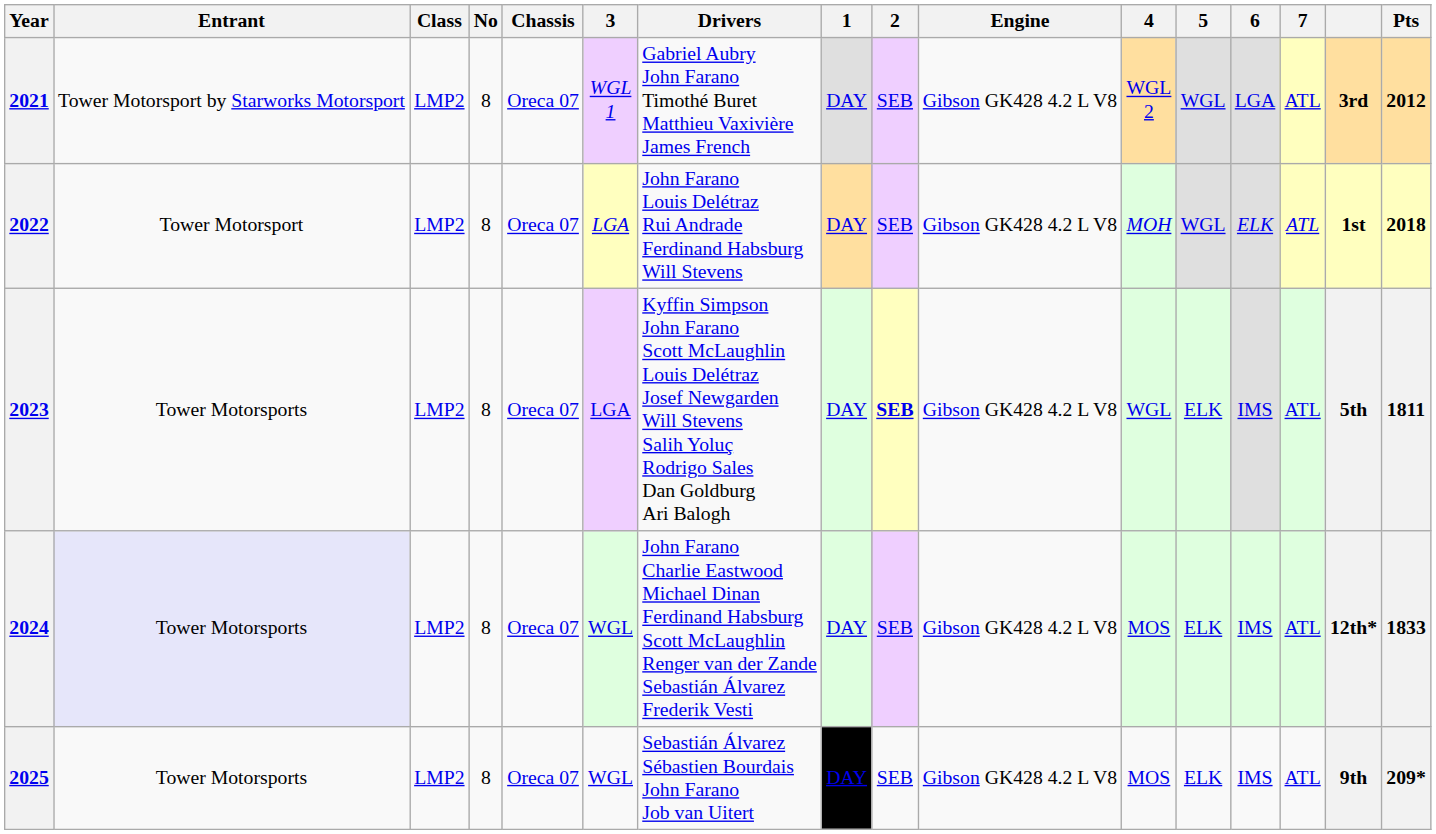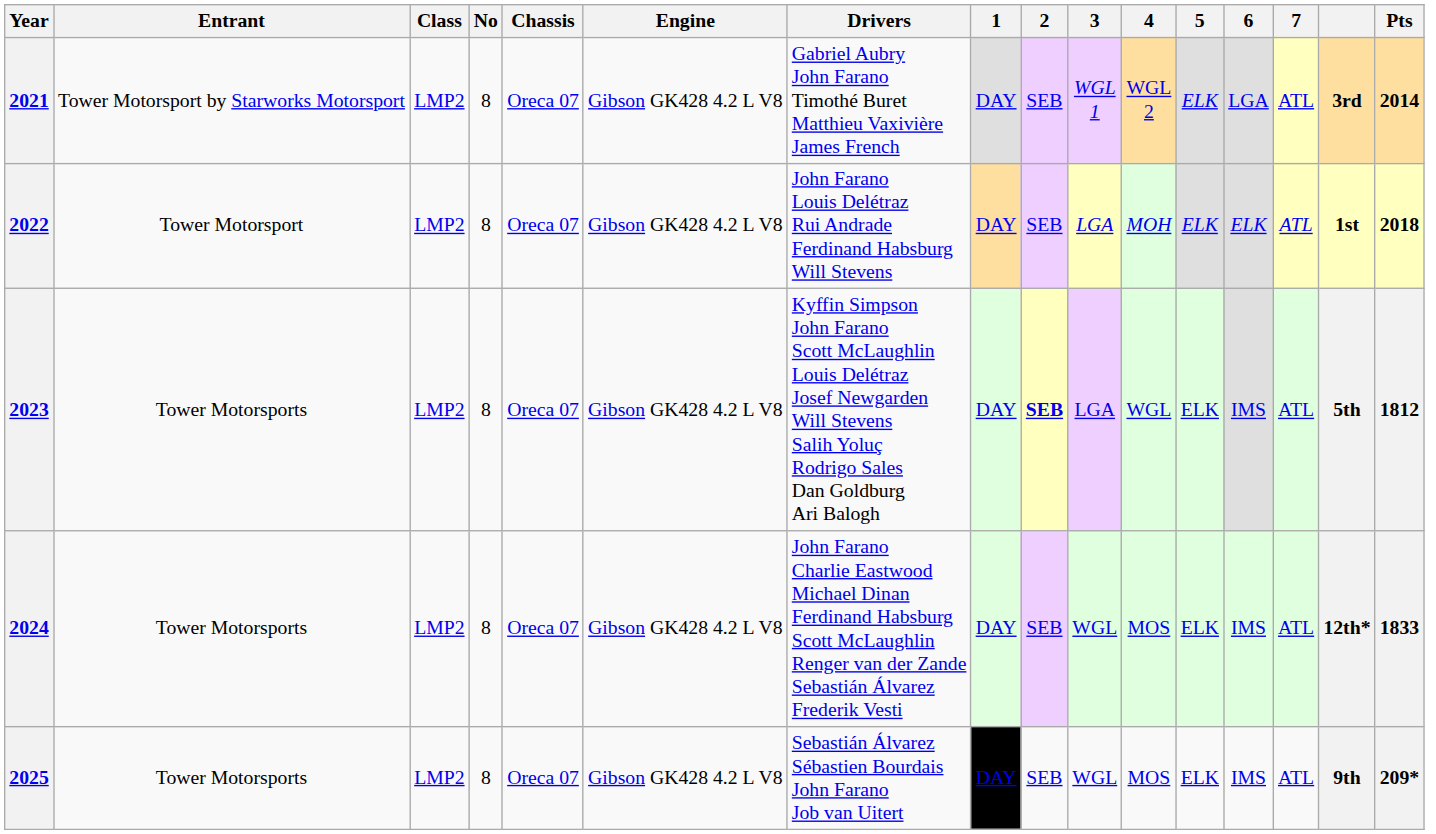columns swapped: (1020, 21) <-> (611, 21)
(1203, 100) WGL -> (1200, 100) ELK
(1406, 100) 2012 -> (1399, 100) 2014
(1203, 225) WGL -> (1200, 225) ELK
(1406, 409) 1811 -> (1399, 409) 1812
(231, 628) lavender background -> (231, 628) no background
